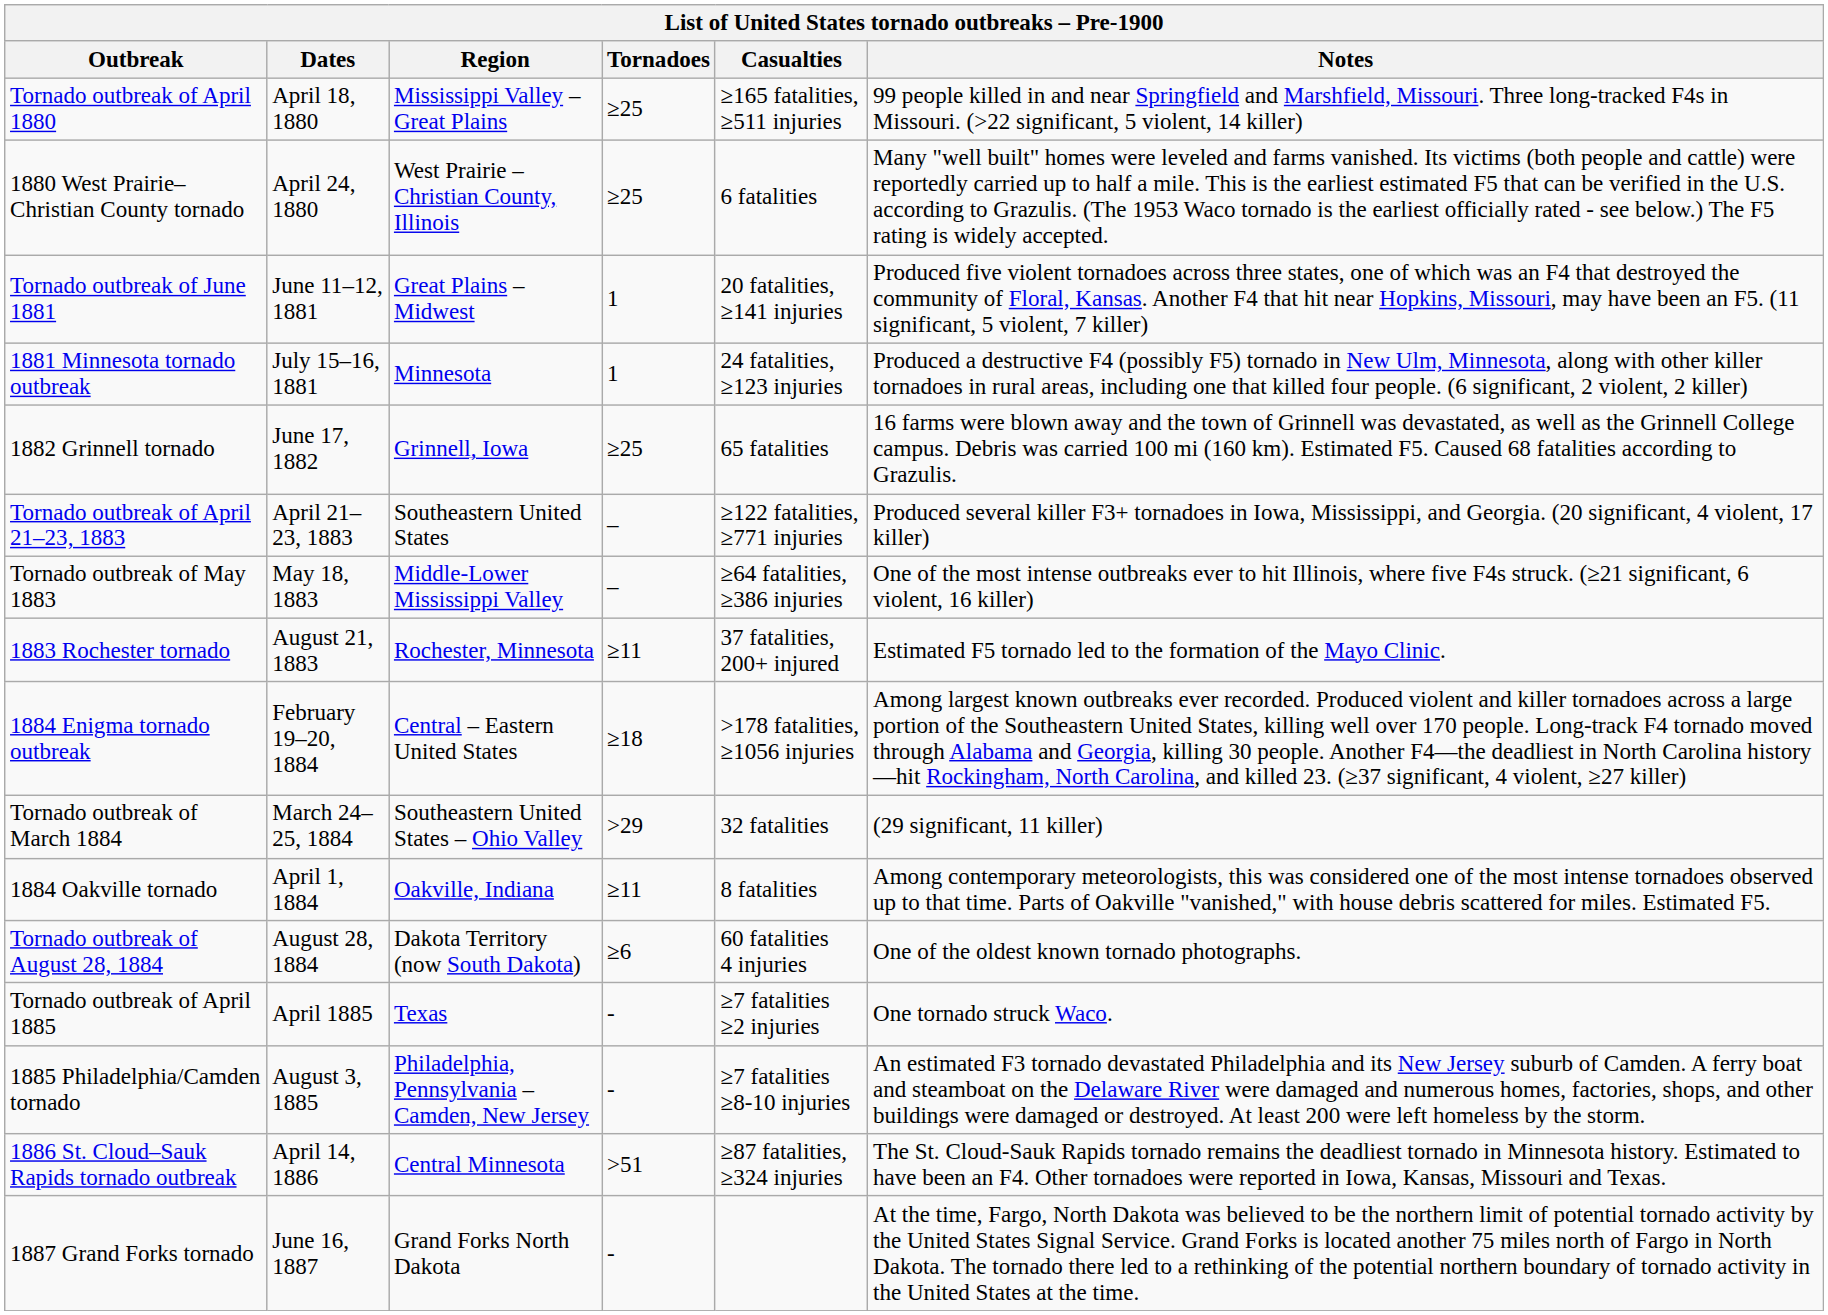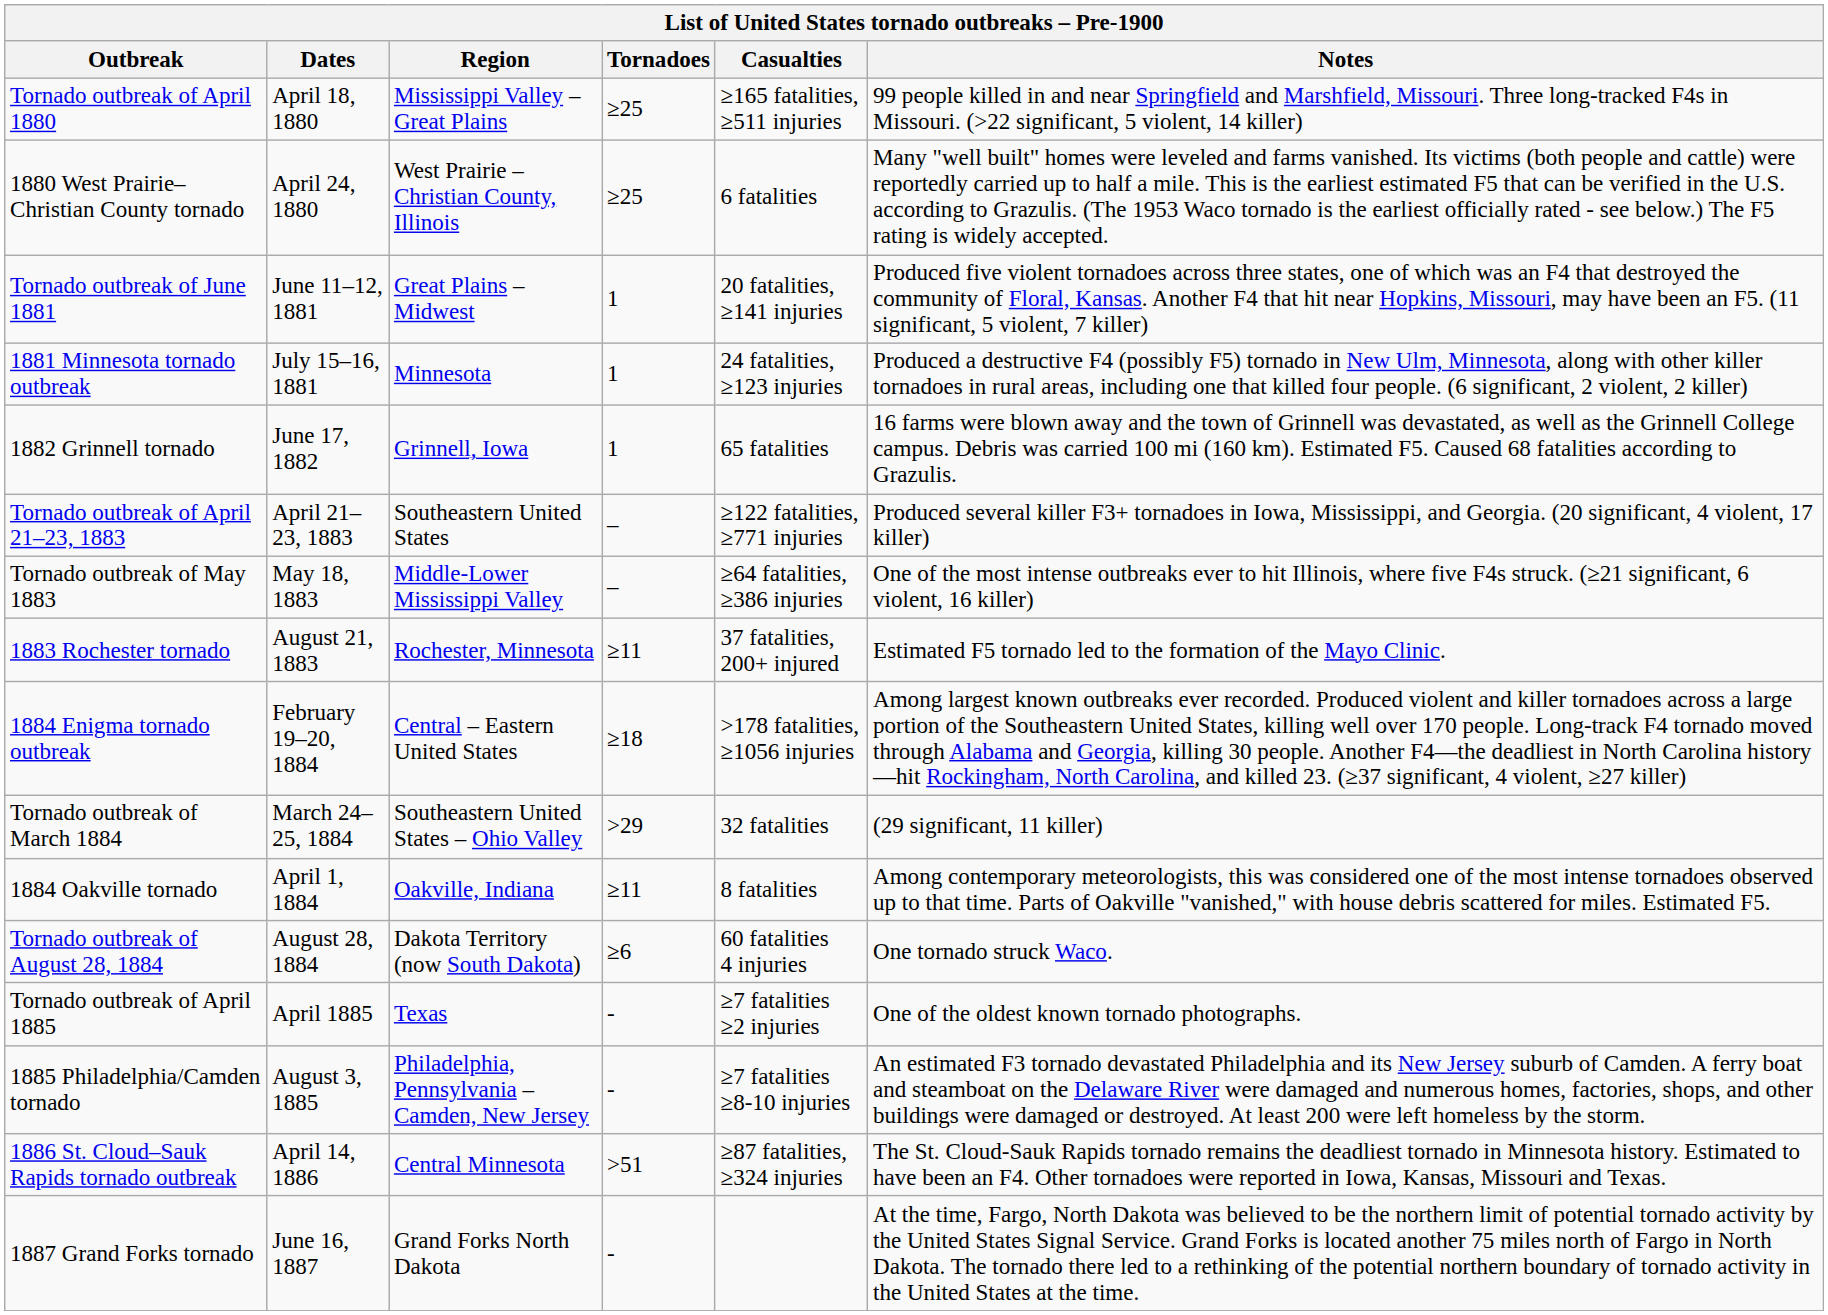(625, 449) ≥25 -> (613, 449) 1
(1087, 951) One of the oldest known tornado photographs. -> (993, 951) One tornado struck Waco.
(993, 1013) One tornado struck Waco. -> (1087, 1013) One of the oldest known tornado photographs.
